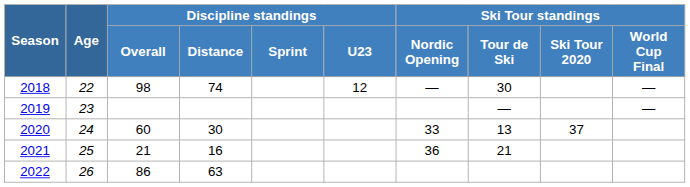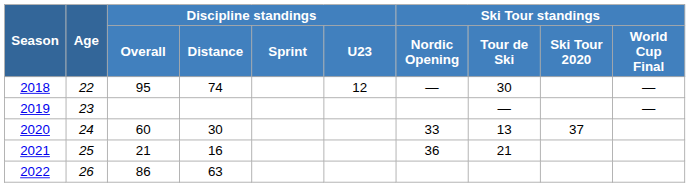(143, 87) 98 -> (143, 87) 95
